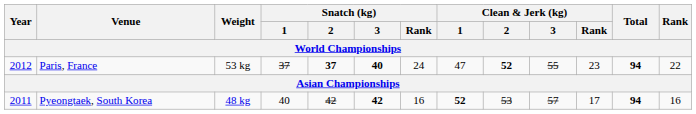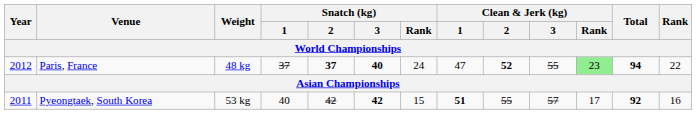(238, 65) 53 kg -> (238, 65) 48 kg
(594, 65) no background -> (594, 65) lightgreen background
(238, 100) 48 kg -> (238, 100) 53 kg
(419, 100) 16 -> (419, 100) 15
(460, 100) 52 -> (460, 100) 51
(506, 100) 53 -> (506, 100) 55
(636, 100) 94 -> (636, 100) 92
